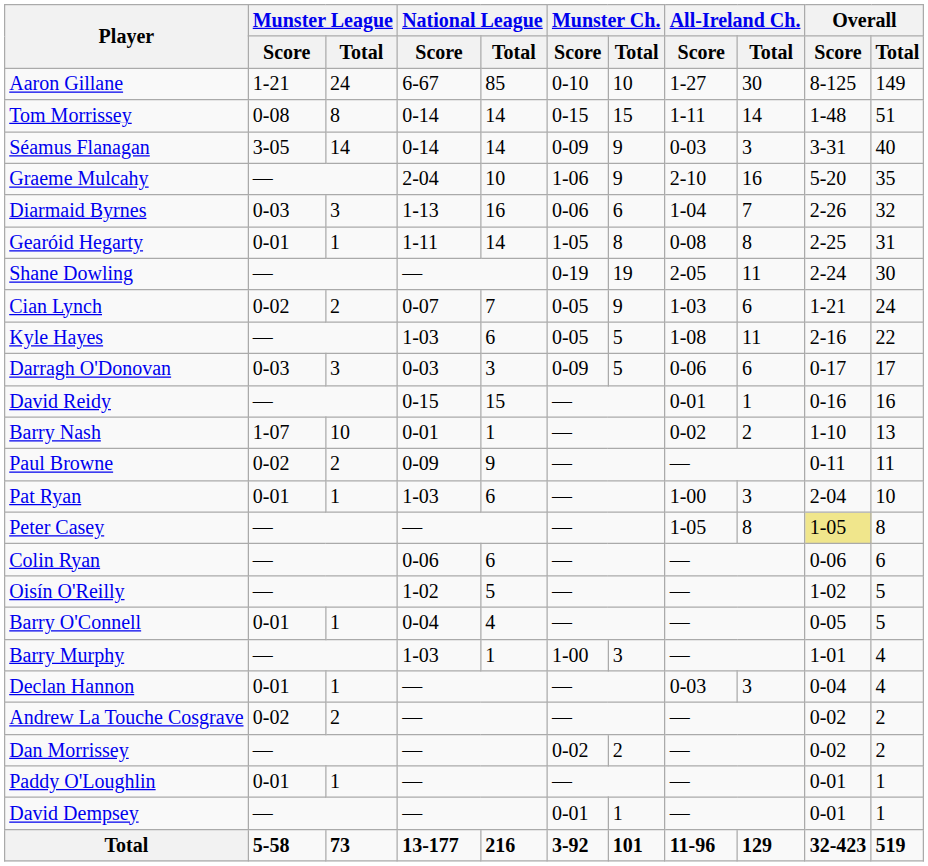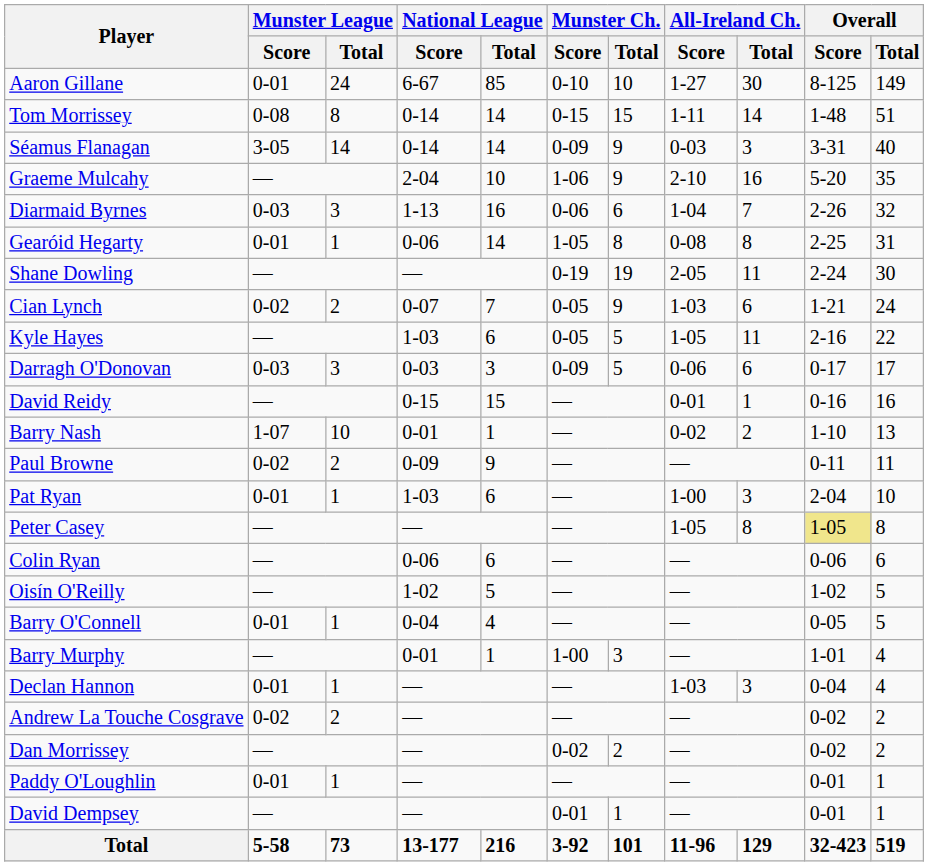(271, 83) 1-21 -> (271, 83) 0-01
(420, 242) 1-11 -> (420, 242) 0-06
(688, 337) 1-08 -> (688, 337) 1-05
(420, 654) 1-03 -> (420, 654) 0-01
(688, 686) 0-03 -> (688, 686) 1-03
